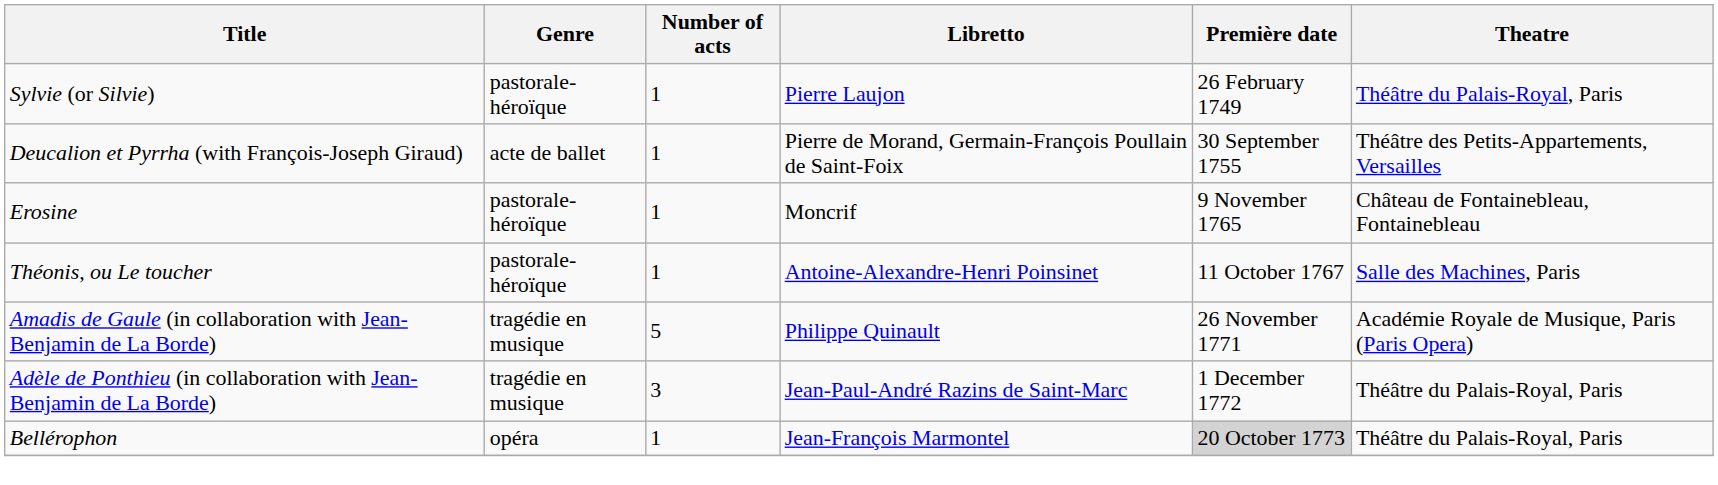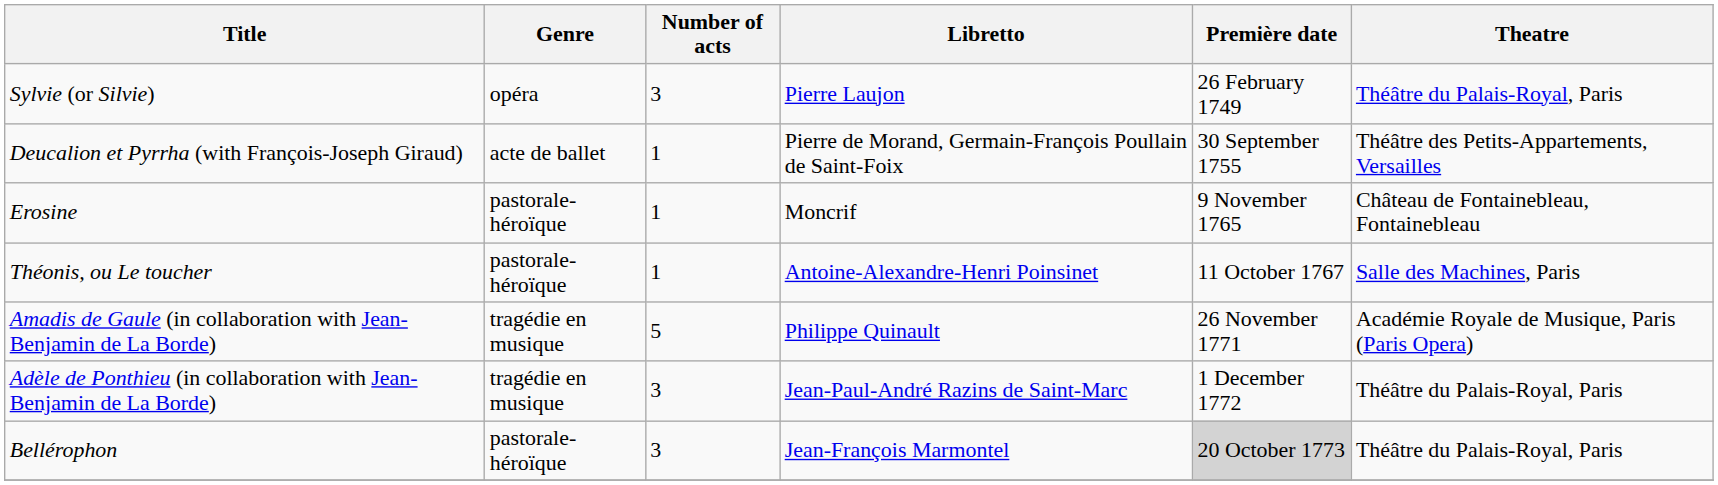(533, 93) pastorale-héroïque -> (514, 93) opéra
(656, 93) 1 -> (656, 93) 3
(514, 437) opéra -> (533, 450) pastorale-héroïque
(656, 437) 1 -> (656, 450) 3
